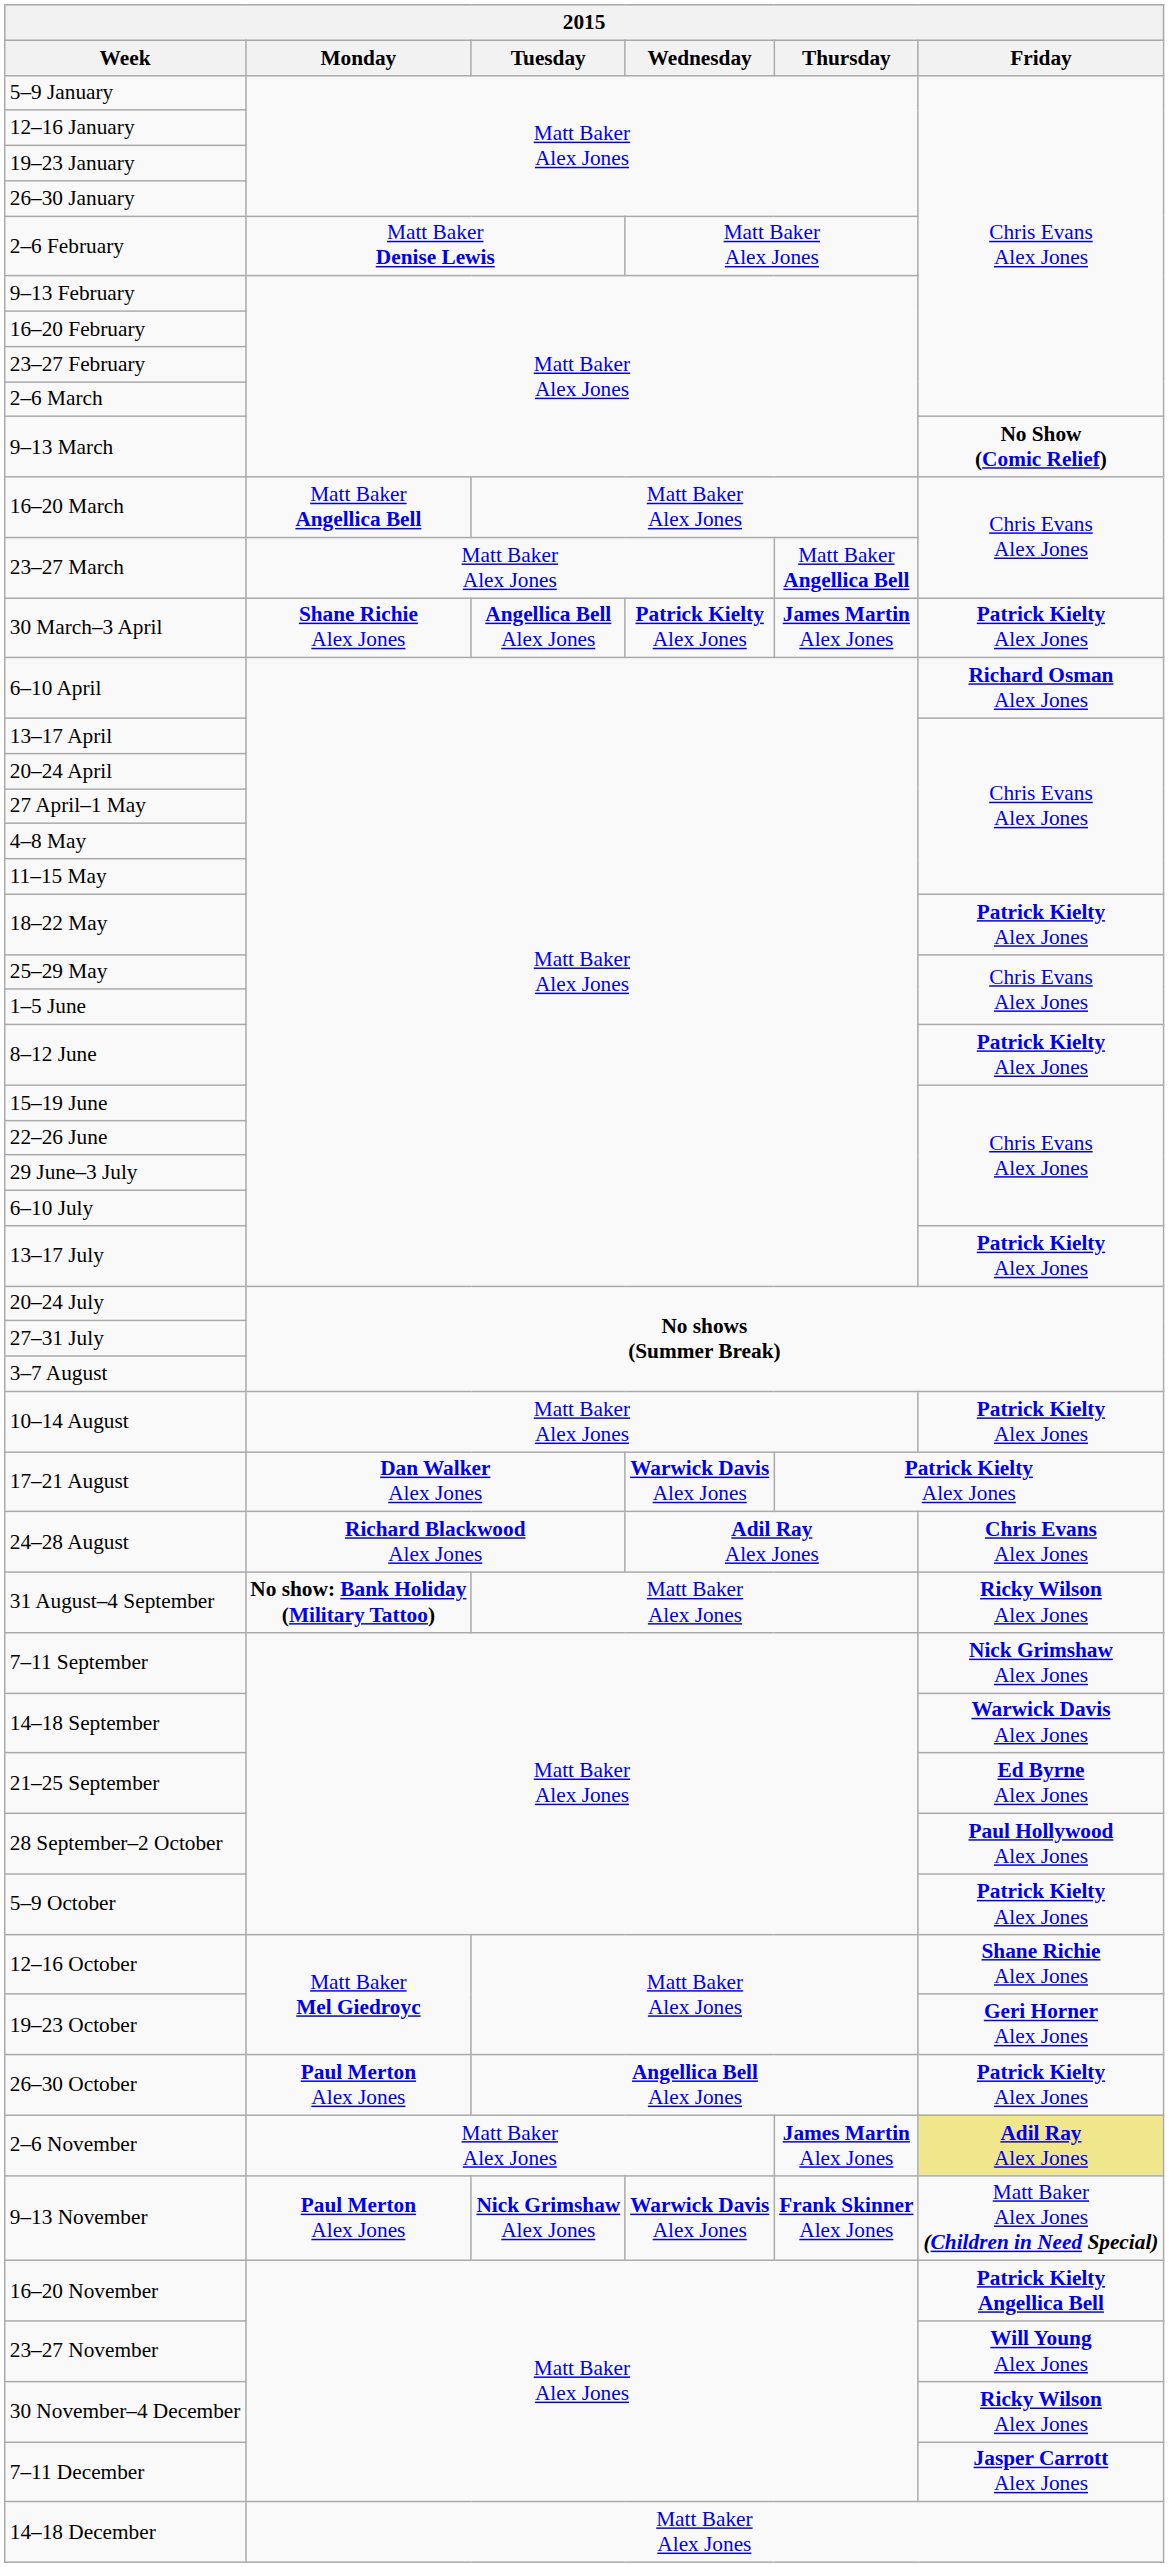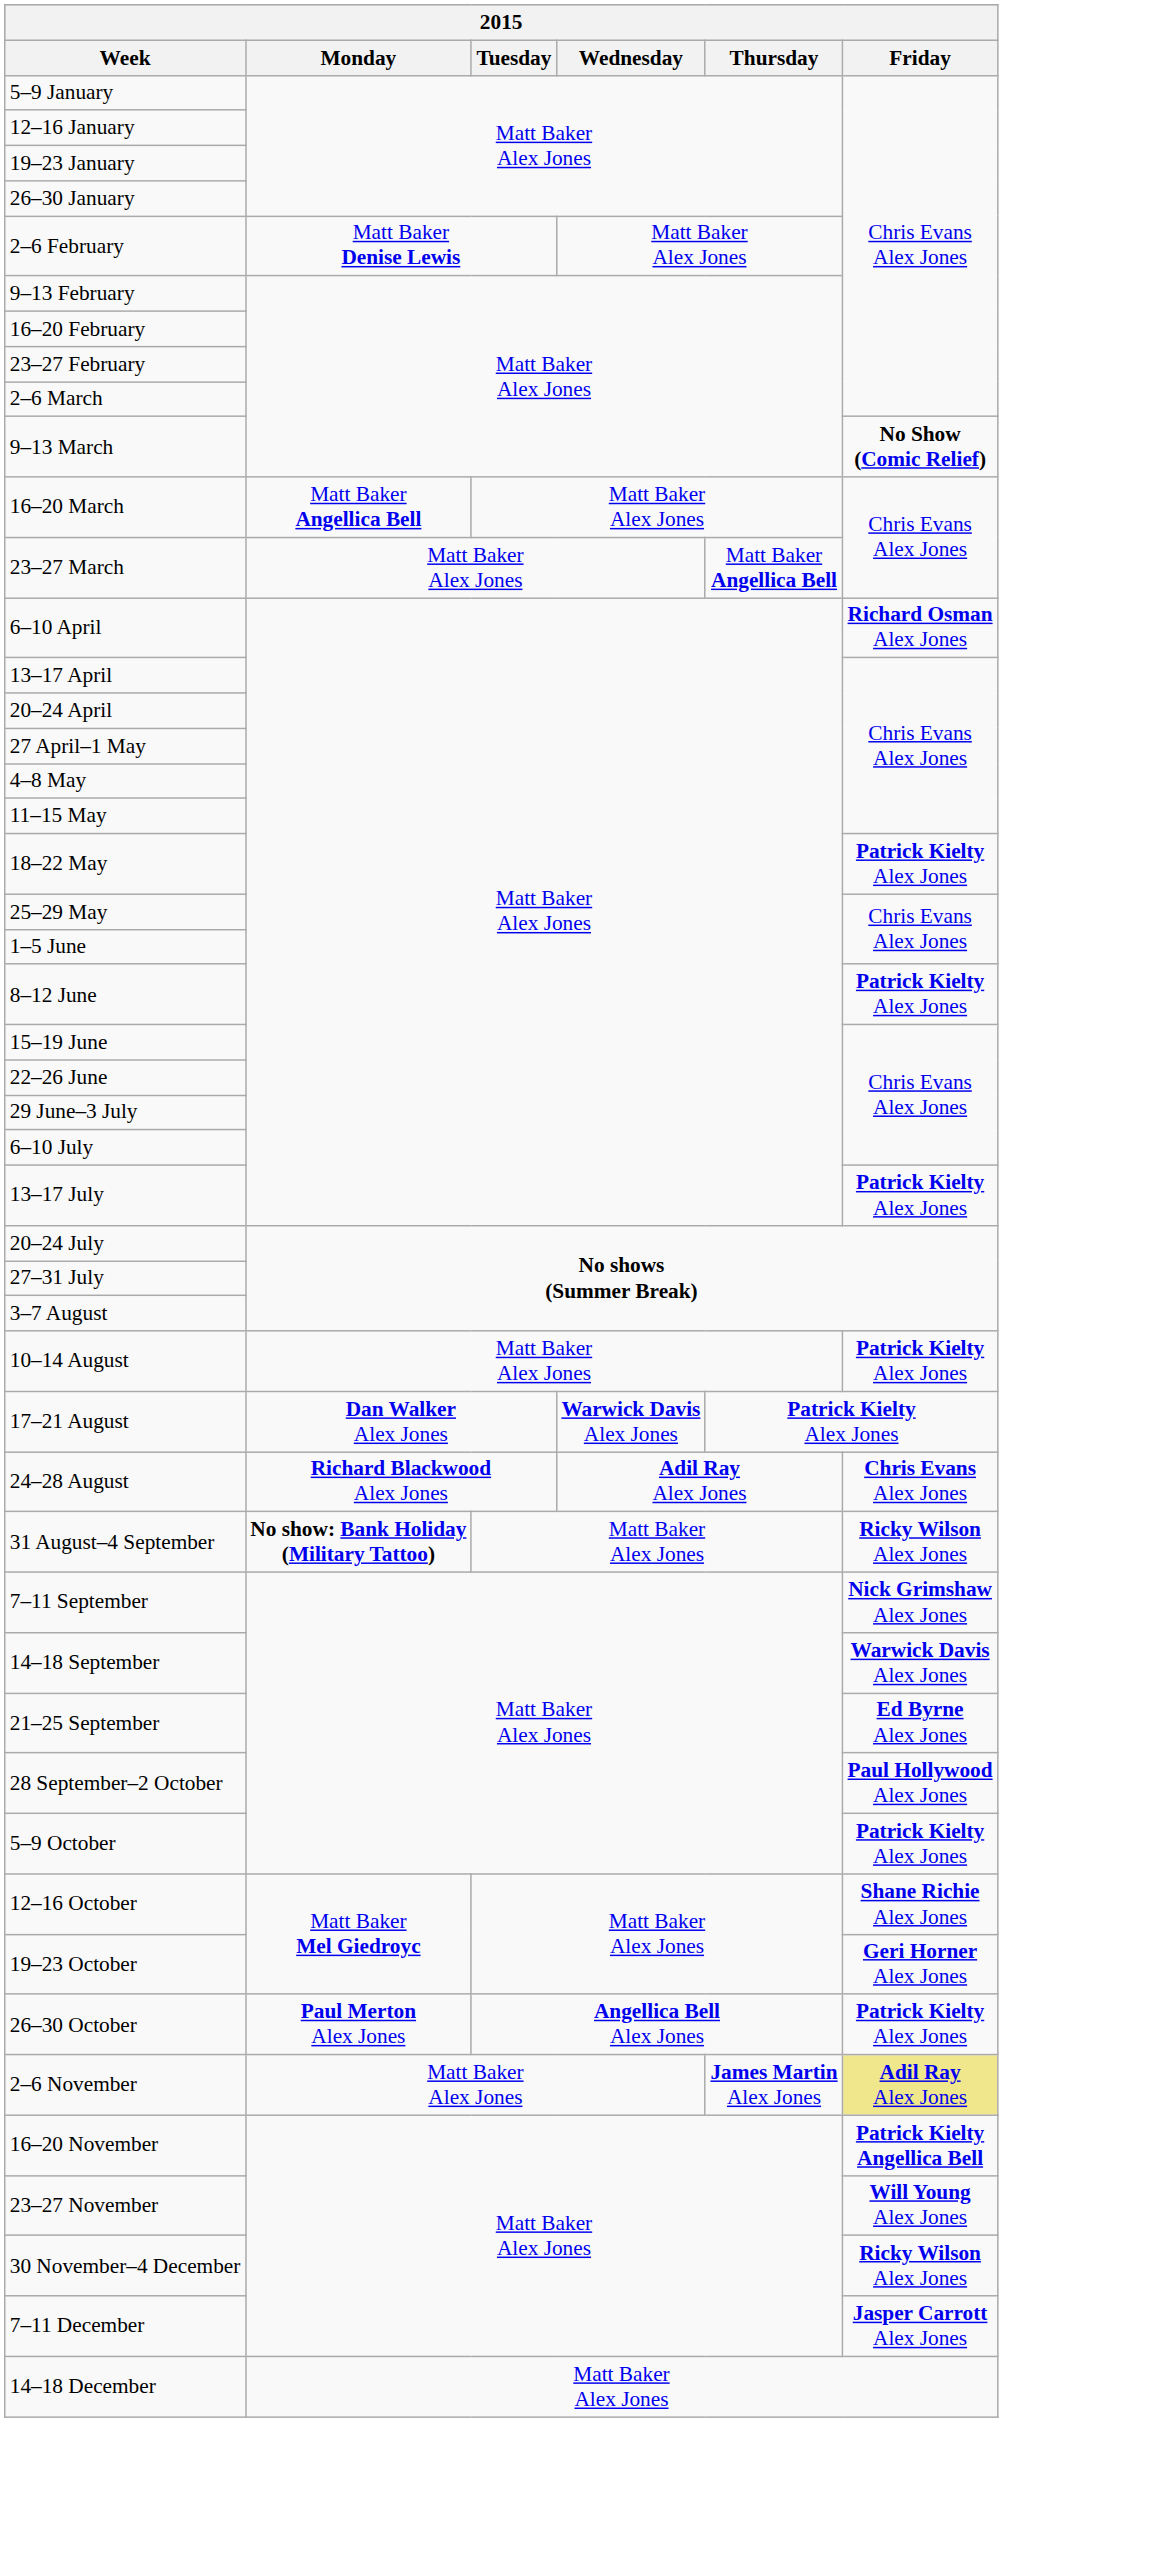- row: (86, 627)
- row: (79, 2218)
